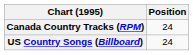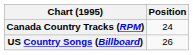(168, 42) 24 -> (168, 42) 26
